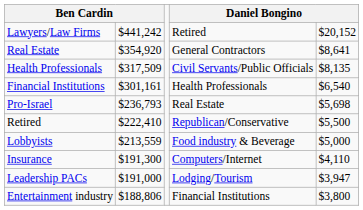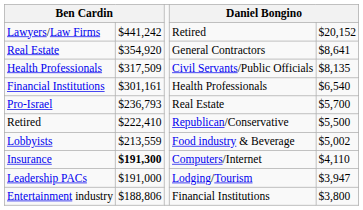(334, 104) $5,698 -> (334, 104) $5,700
(334, 141) $5,000 -> (334, 141) $5,002
(140, 159) normal -> (140, 159) bold
